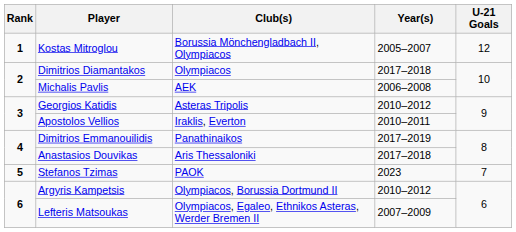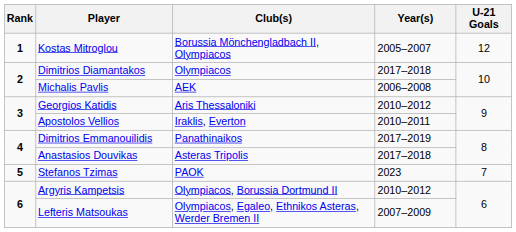(211, 105) Asteras Tripolis -> (215, 105) Aris Thessaloniki
(215, 156) Aris Thessaloniki -> (211, 156) Asteras Tripolis
